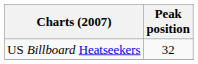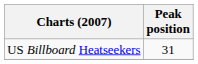(168, 49) 32 -> (168, 49) 31
